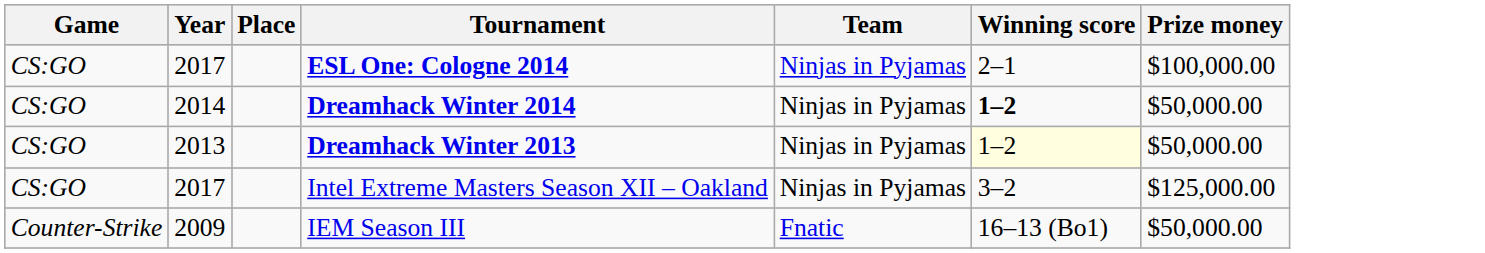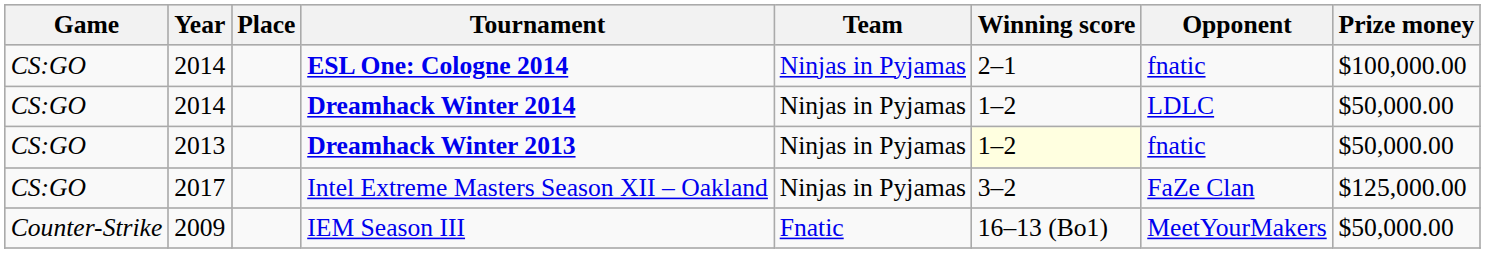+ column: (1237, 24)
(200, 65) 2017 -> (200, 65) 2014
(997, 106) bold -> (997, 106) normal
